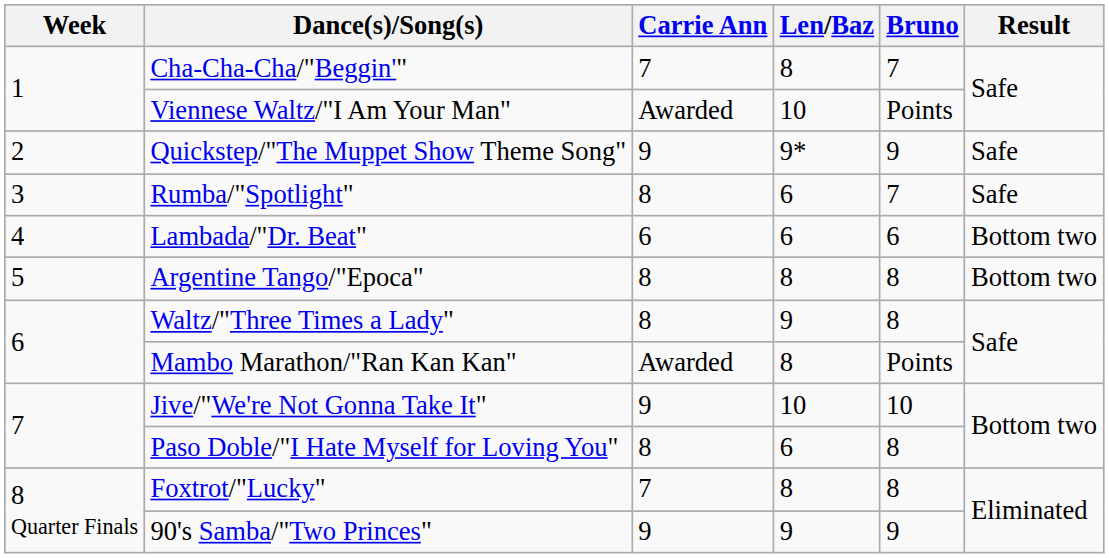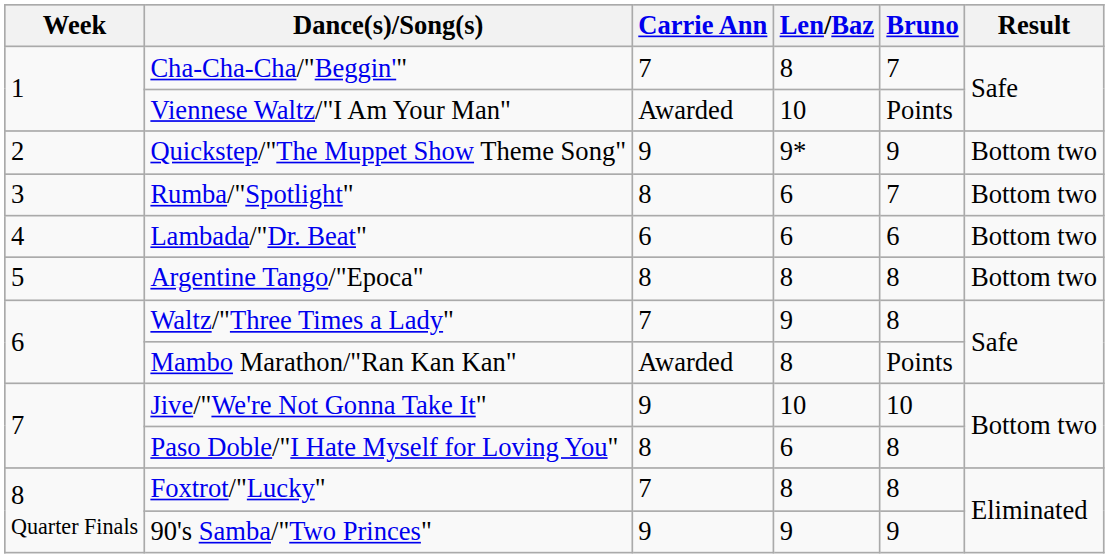(995, 151) Safe -> (1034, 151) Bottom two
(995, 194) Safe -> (1034, 194) Bottom two
(645, 320) 8 -> (645, 320) 7
